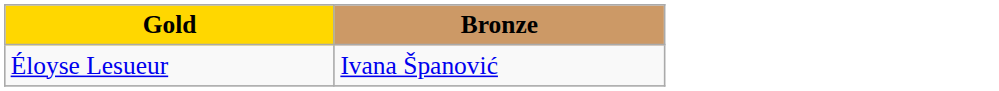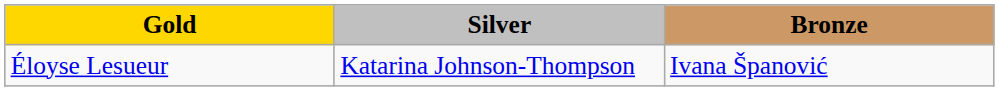+ column: (499, 24)
